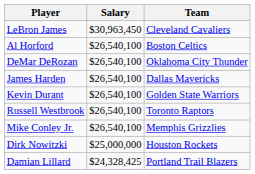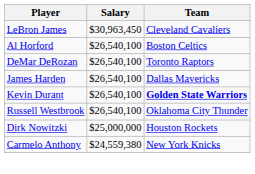(197, 62) Oklahoma City Thunder -> (180, 62) Toronto Raptors
(192, 95) normal -> (197, 95) bold
(180, 111) Toronto Raptors -> (197, 111) Oklahoma City Thunder
- row: (40, 128)
+ row: (44, 144)
- row: (39, 161)
